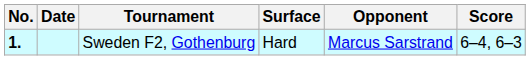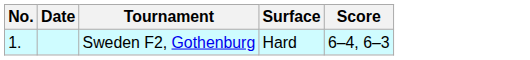- column: (390, 17)
(15, 42) bold -> (15, 42) normal
